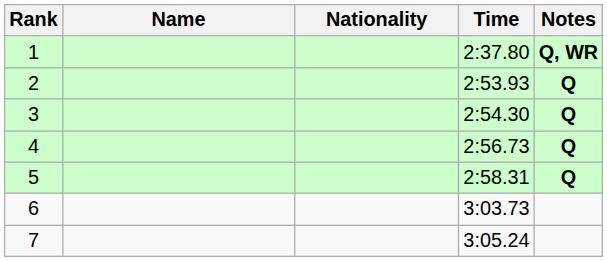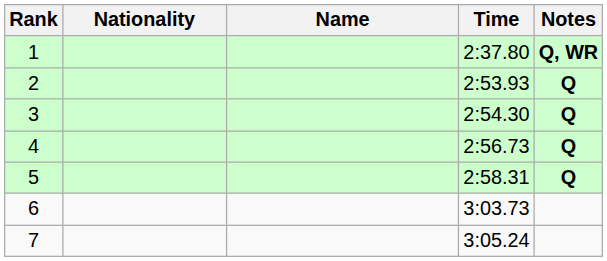columns swapped: (178, 20) <-> (377, 20)
